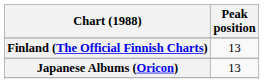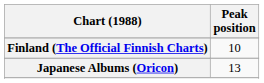(235, 48) 13 -> (235, 48) 10
